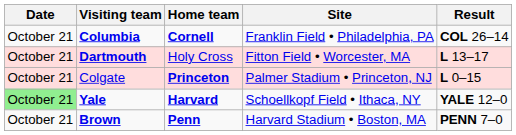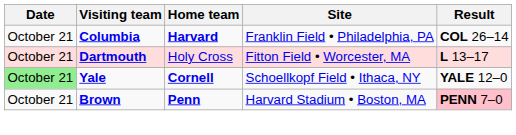(191, 36) Cornell -> (193, 36) Harvard
- row: (102, 78)
(193, 99) Harvard -> (191, 78) Cornell
(471, 120) no background -> (471, 99) pink background
